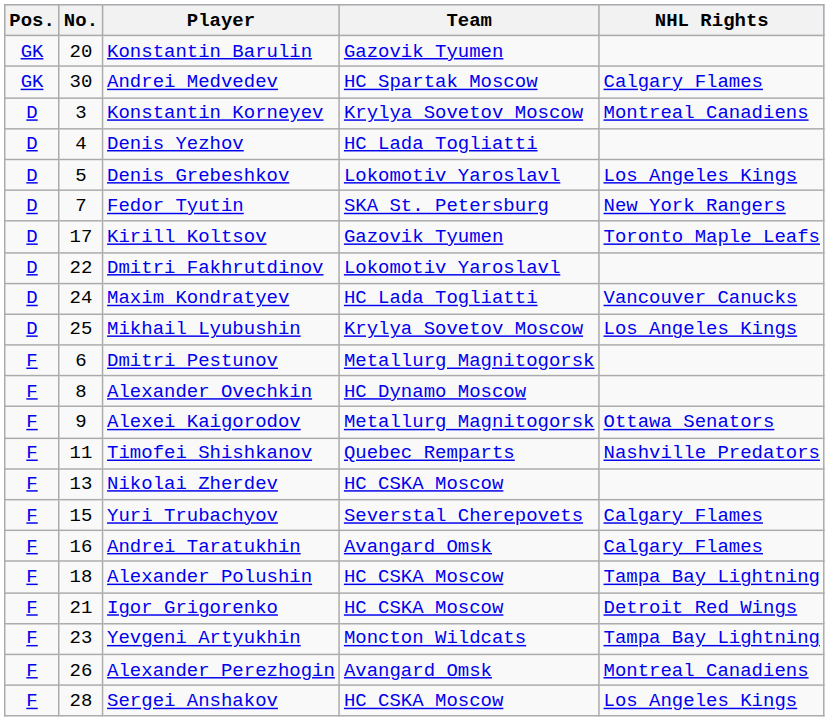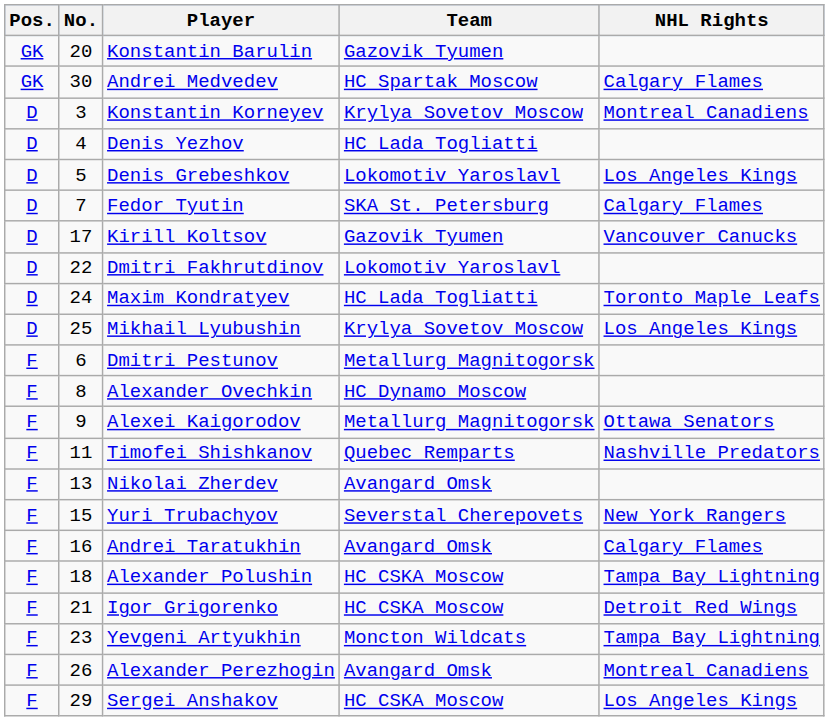(695, 206) New York Rangers -> (683, 206) Calgary Flames
(712, 237) Toronto Maple Leafs -> (700, 237) Vancouver Canucks
(700, 299) Vancouver Canucks -> (712, 299) Toronto Maple Leafs
(424, 484) HC CSKA Moscow -> (418, 484) Avangard Omsk
(683, 515) Calgary Flames -> (695, 515) New York Rangers
(81, 701) 28 -> (81, 701) 29
